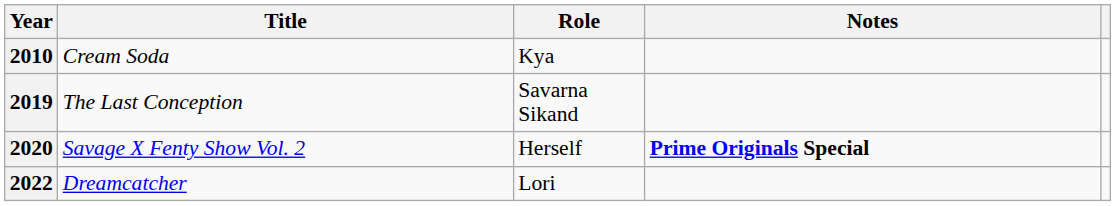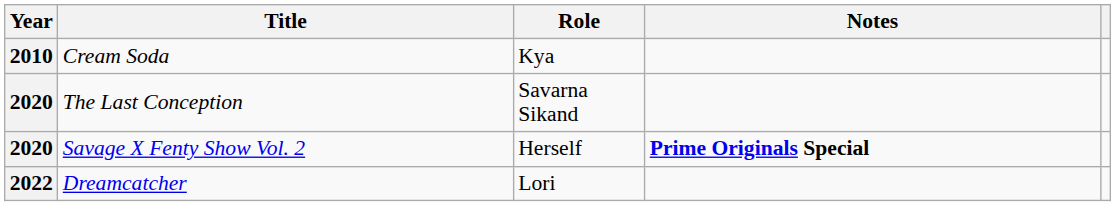(31, 102) 2019 -> (31, 102) 2020
